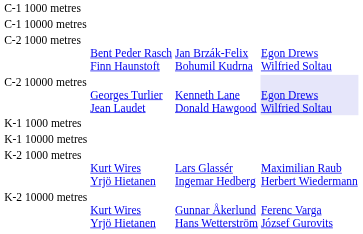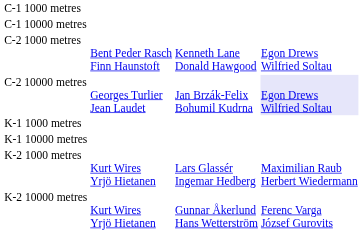(214, 59) Jan Brzák-Felix Bohumil Kudrna -> (216, 59) Kenneth Lane Donald Hawgood
(216, 101) Kenneth Lane Donald Hawgood -> (214, 101) Jan Brzák-Felix Bohumil Kudrna
